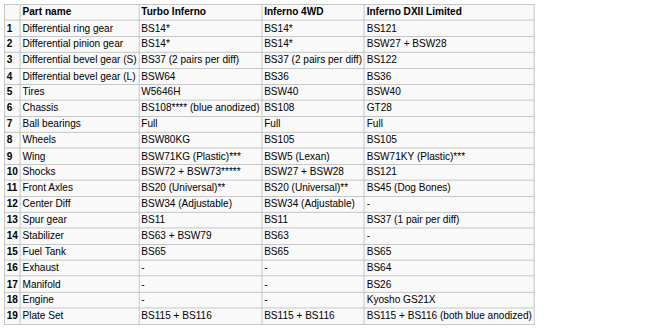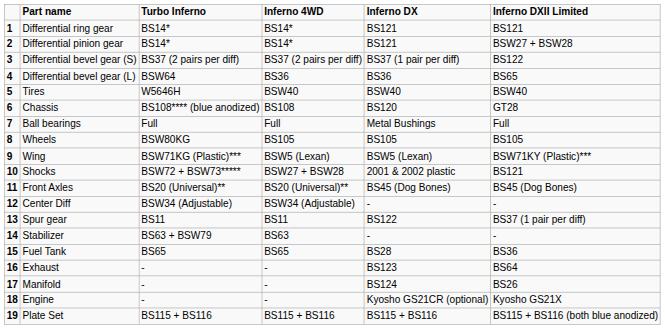+ column: (392, 12)
(379, 76) BS36 -> (505, 76) BS65
(379, 252) BS65 -> (505, 252) BS36
